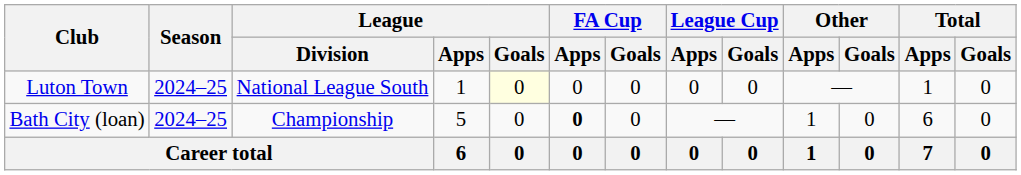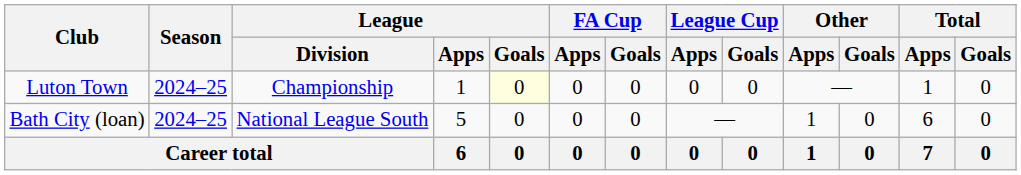(332, 86) National League South -> (332, 86) Championship
(332, 119) Championship -> (332, 119) National League South
(577, 119) bold -> (577, 119) normal
